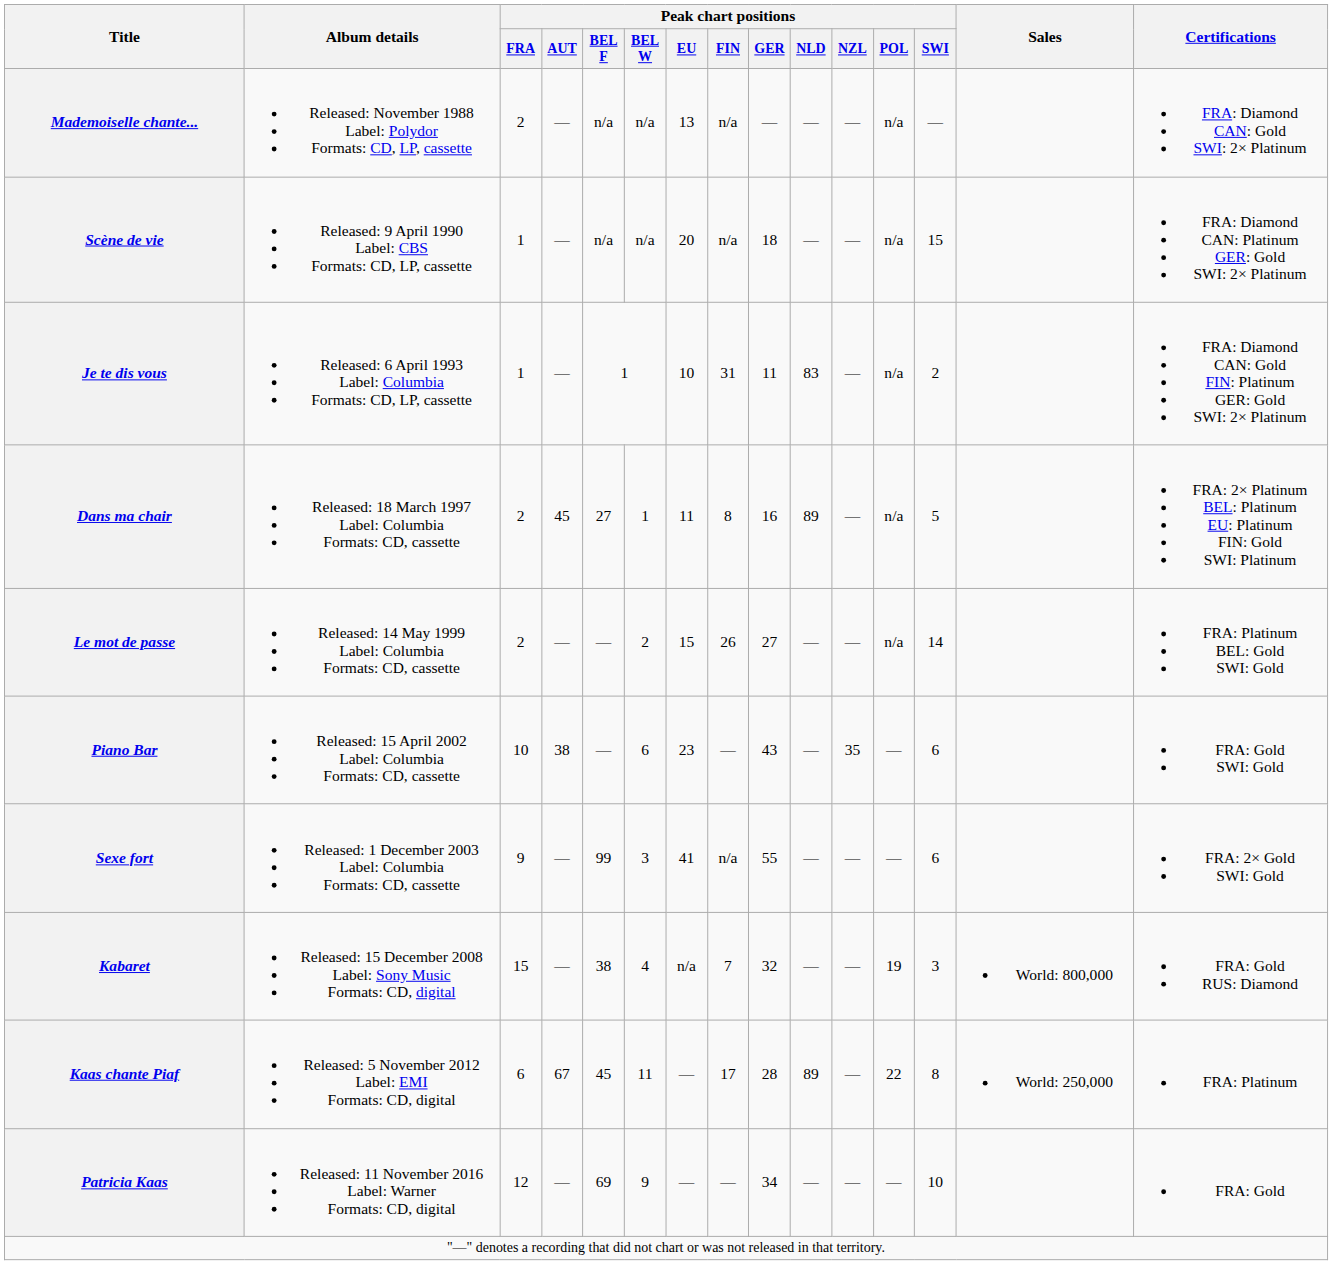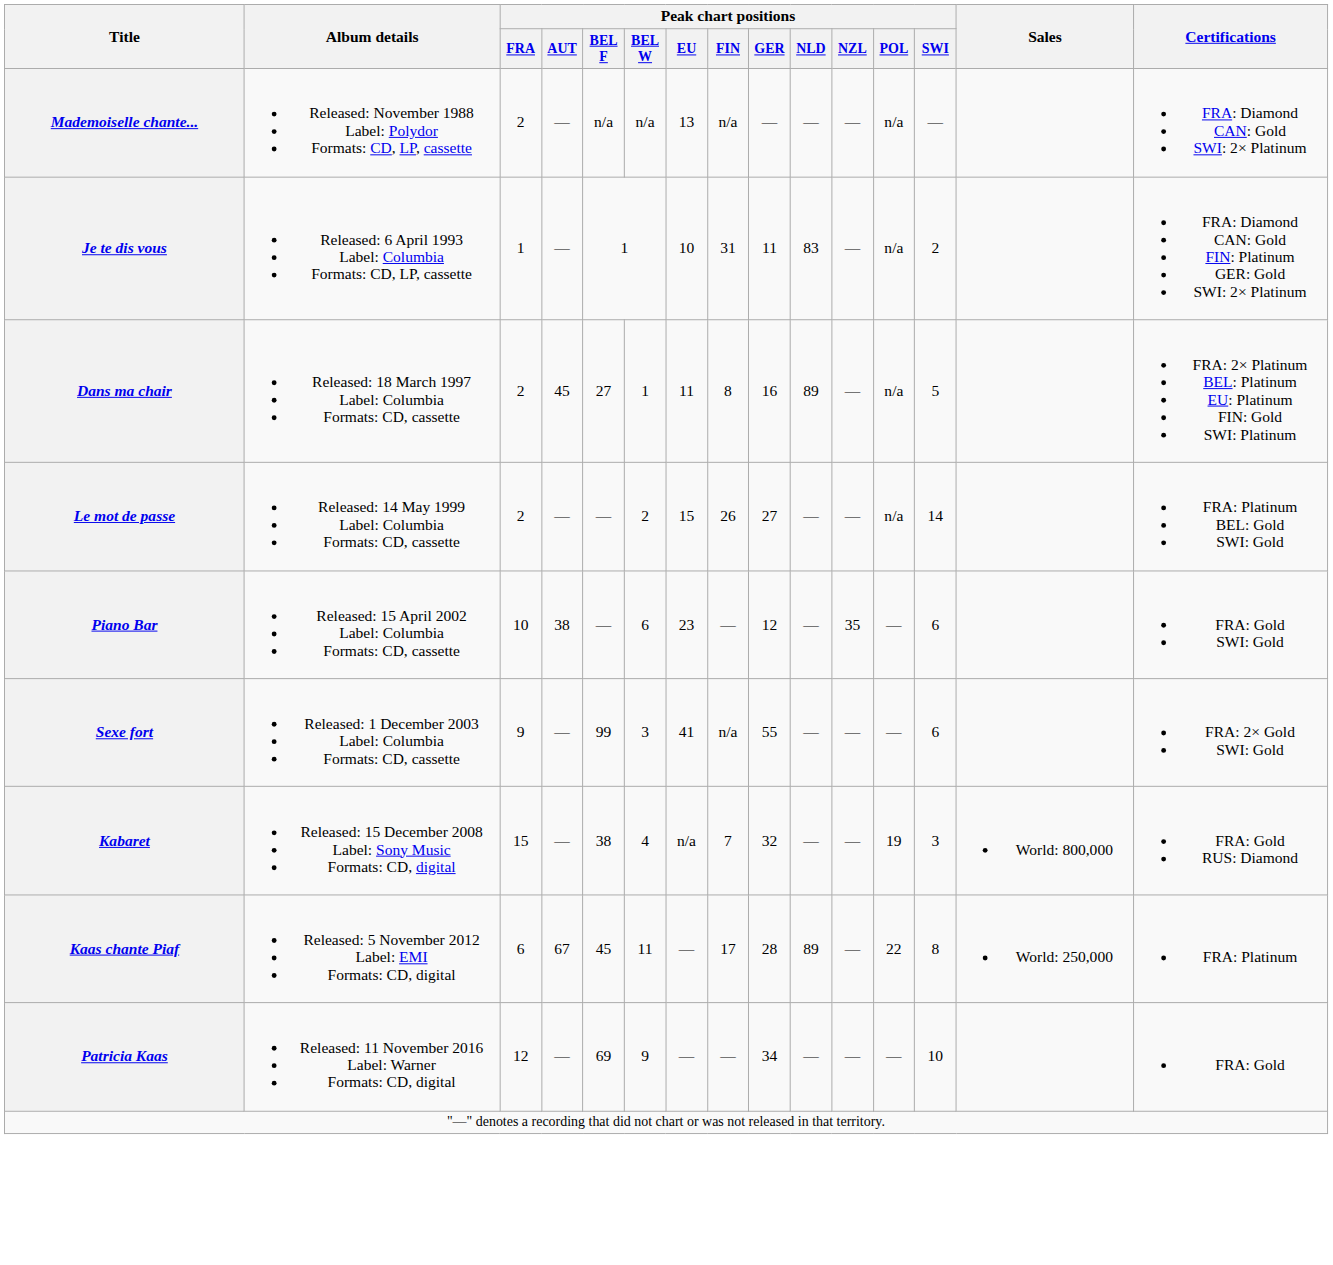- row: (124, 239)
(769, 750) 43 -> (769, 624) 12
